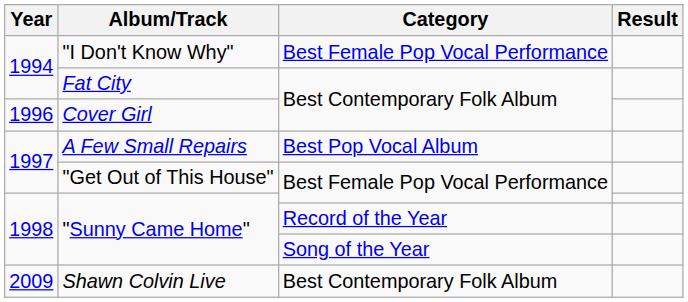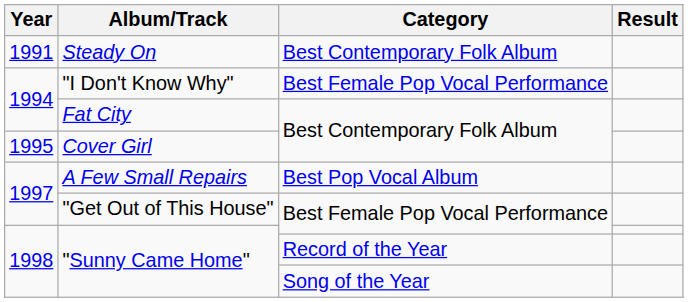+ row: (109, 51)
(31, 114) 1996 -> (31, 146) 1995
- row: (144, 281)
